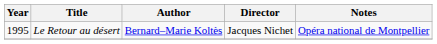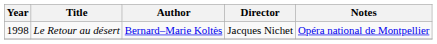(18, 30) 1995 -> (18, 30) 1998
